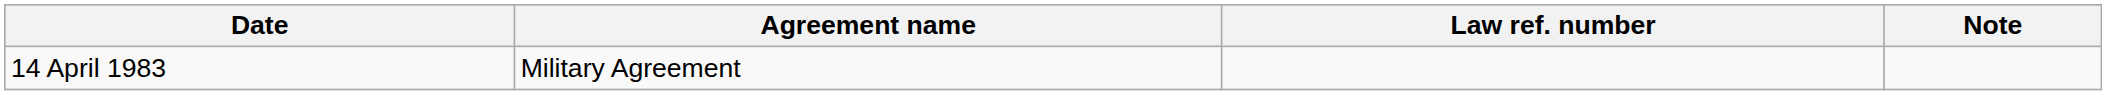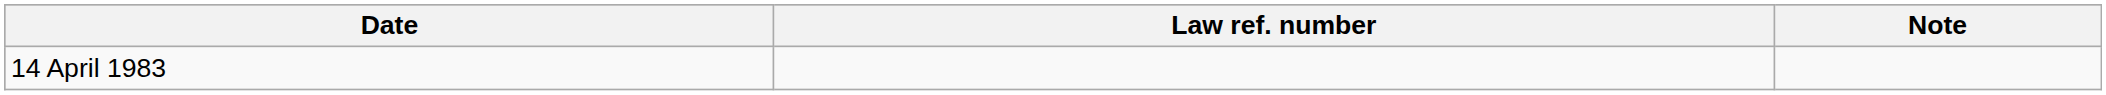- column: (868, 25)
